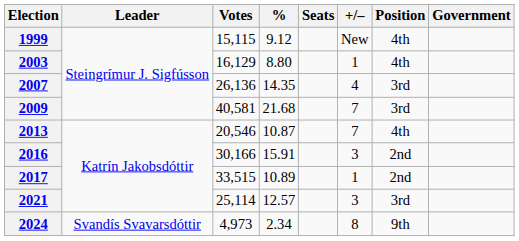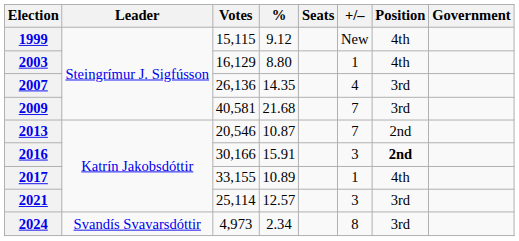(400, 131) 4th -> (400, 131) 2nd
(400, 154) normal -> (400, 154) bold
(236, 177) 33,515 -> (236, 177) 33,155
(400, 177) 2nd -> (400, 177) 4th
(400, 223) 9th -> (400, 223) 3rd
